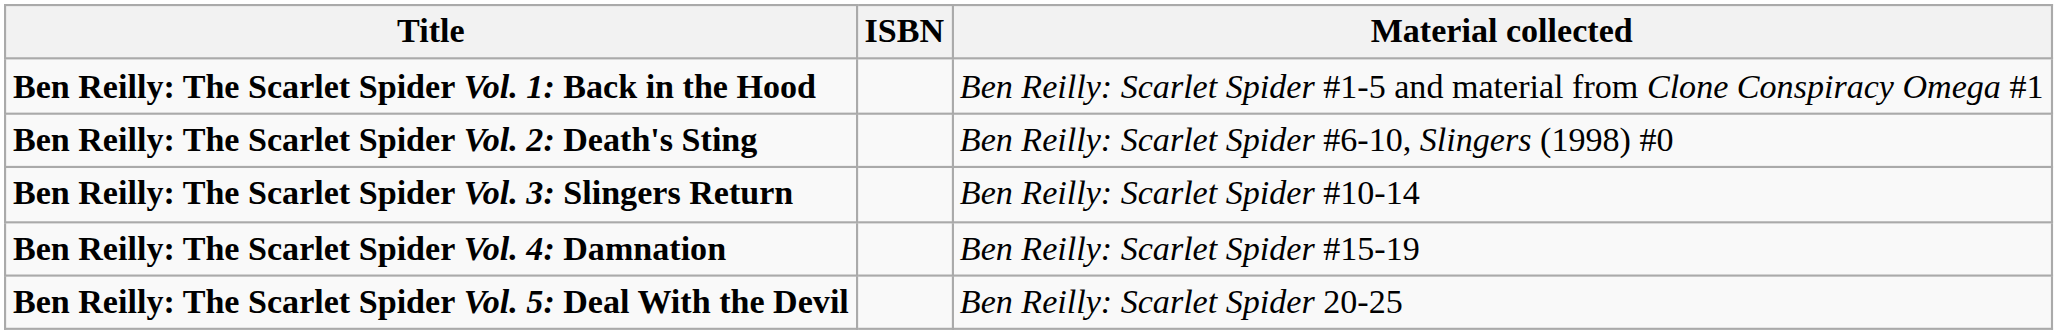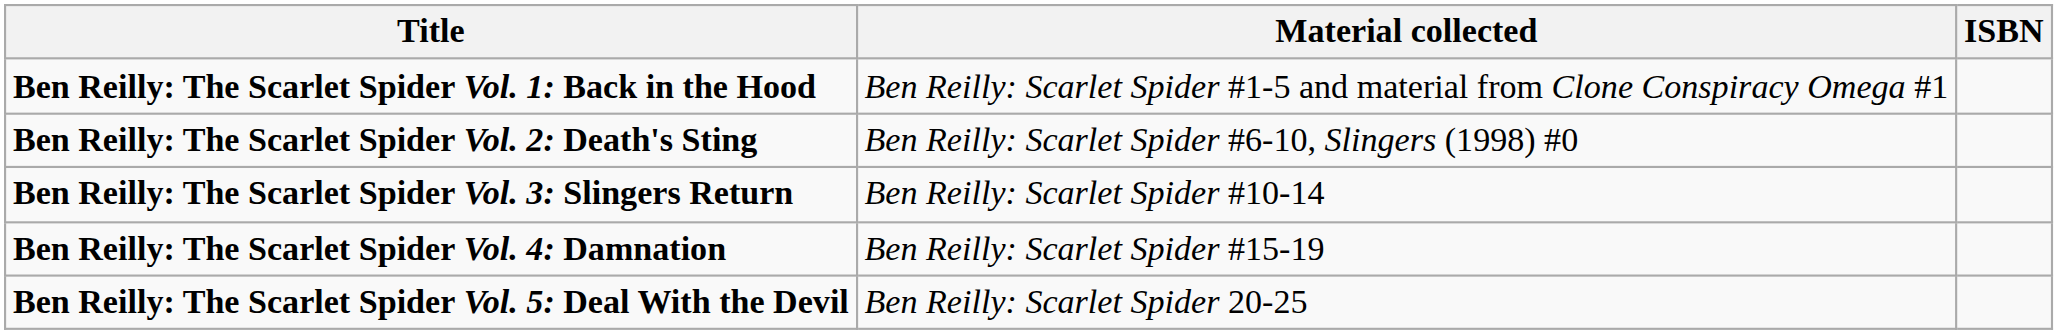columns swapped: (1502, 31) <-> (904, 31)
